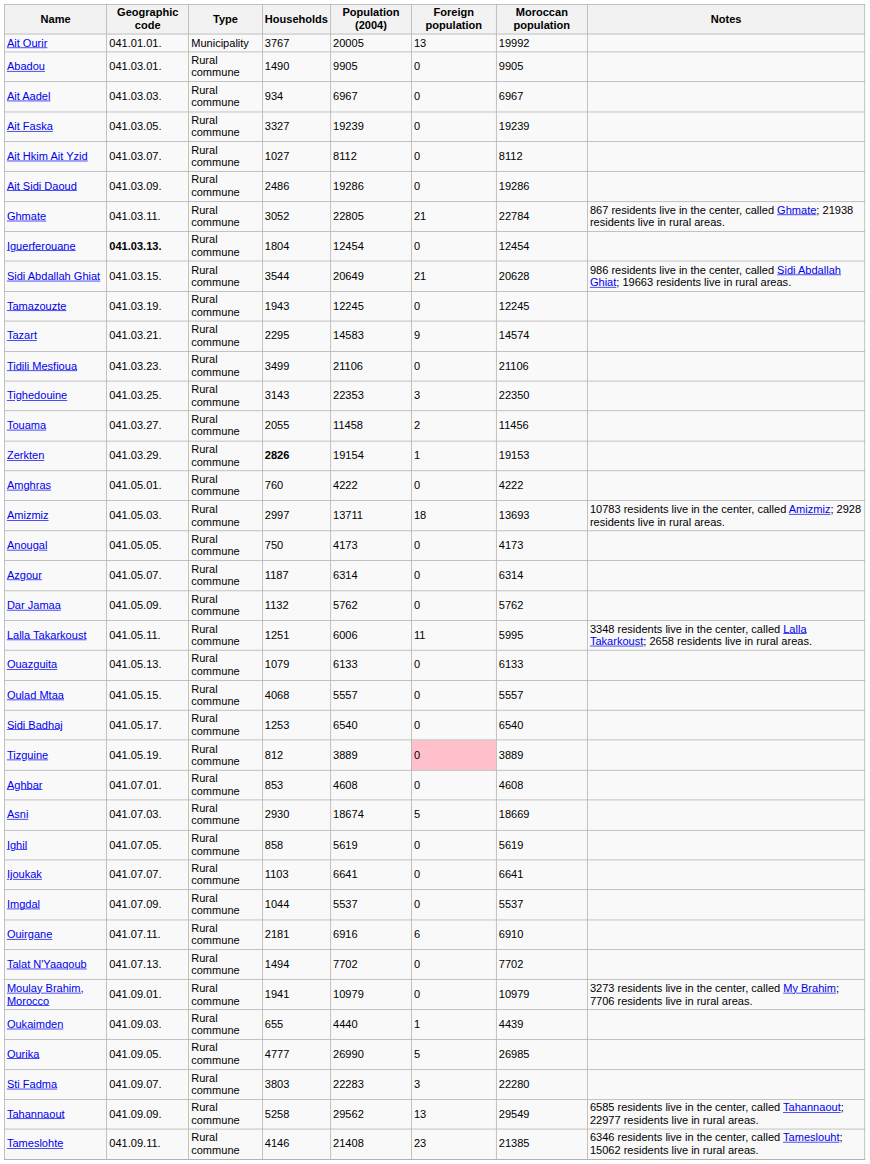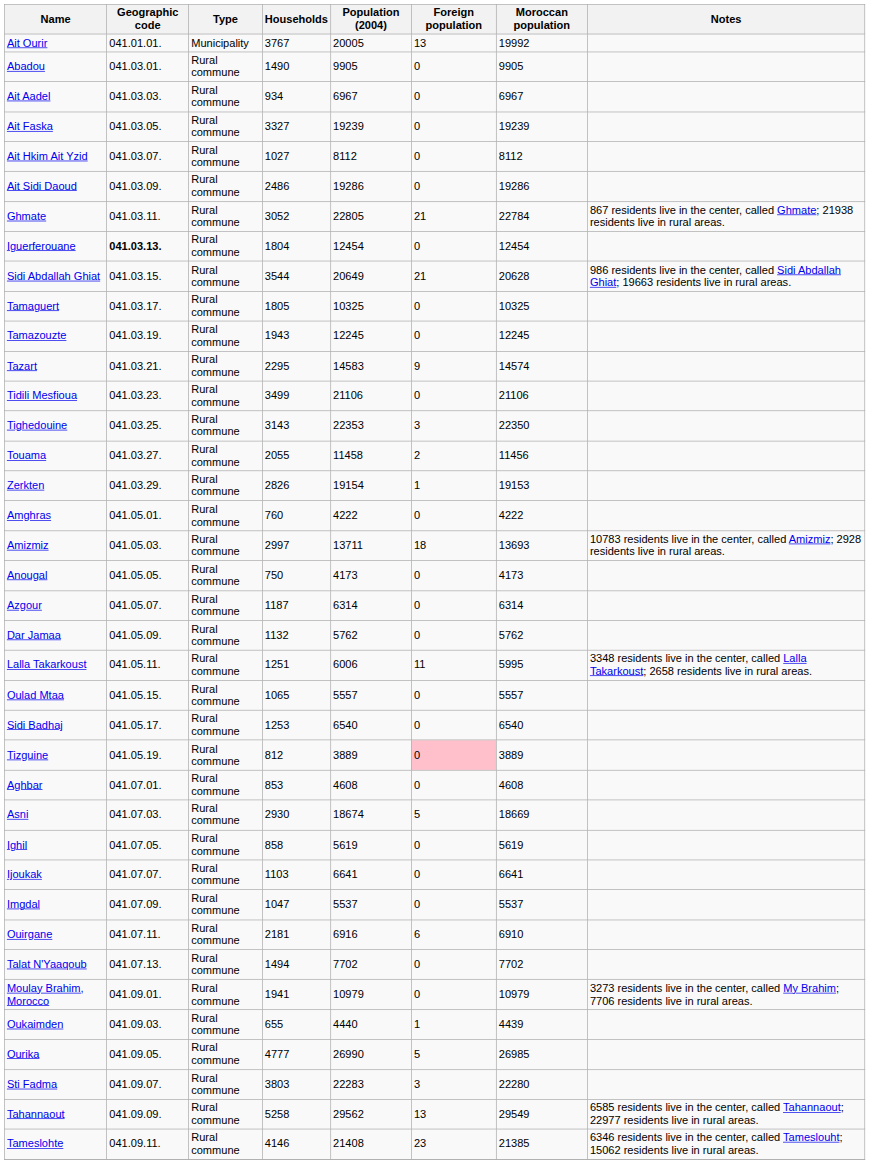+ row: (33, 306)
(277, 455) bold -> (277, 485) normal
- row: (32, 665)
(277, 695) 4068 -> (277, 695) 1065
(277, 904) 1044 -> (277, 904) 1047
